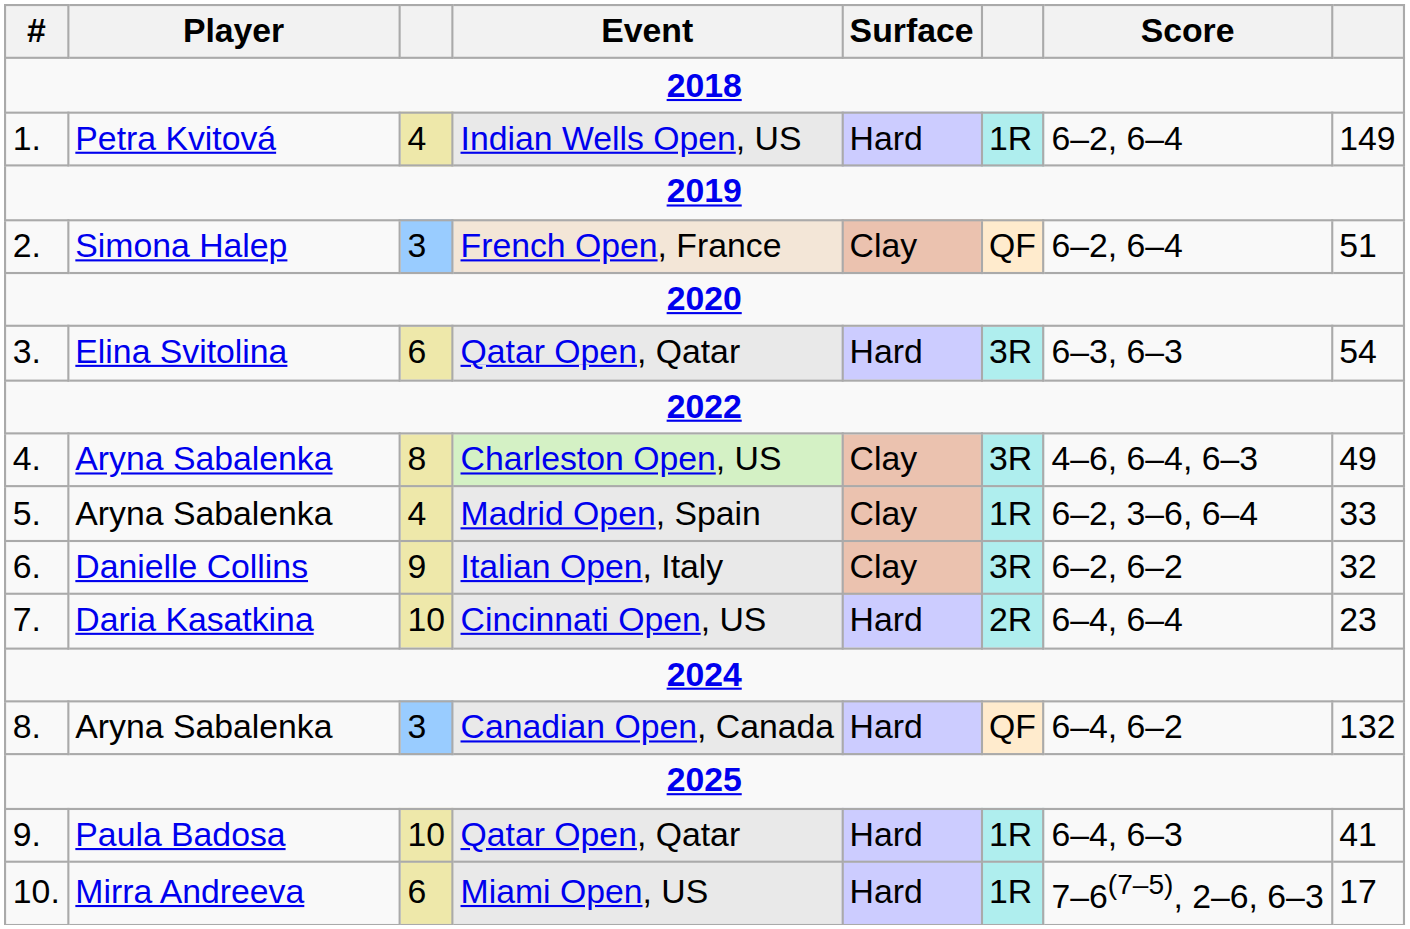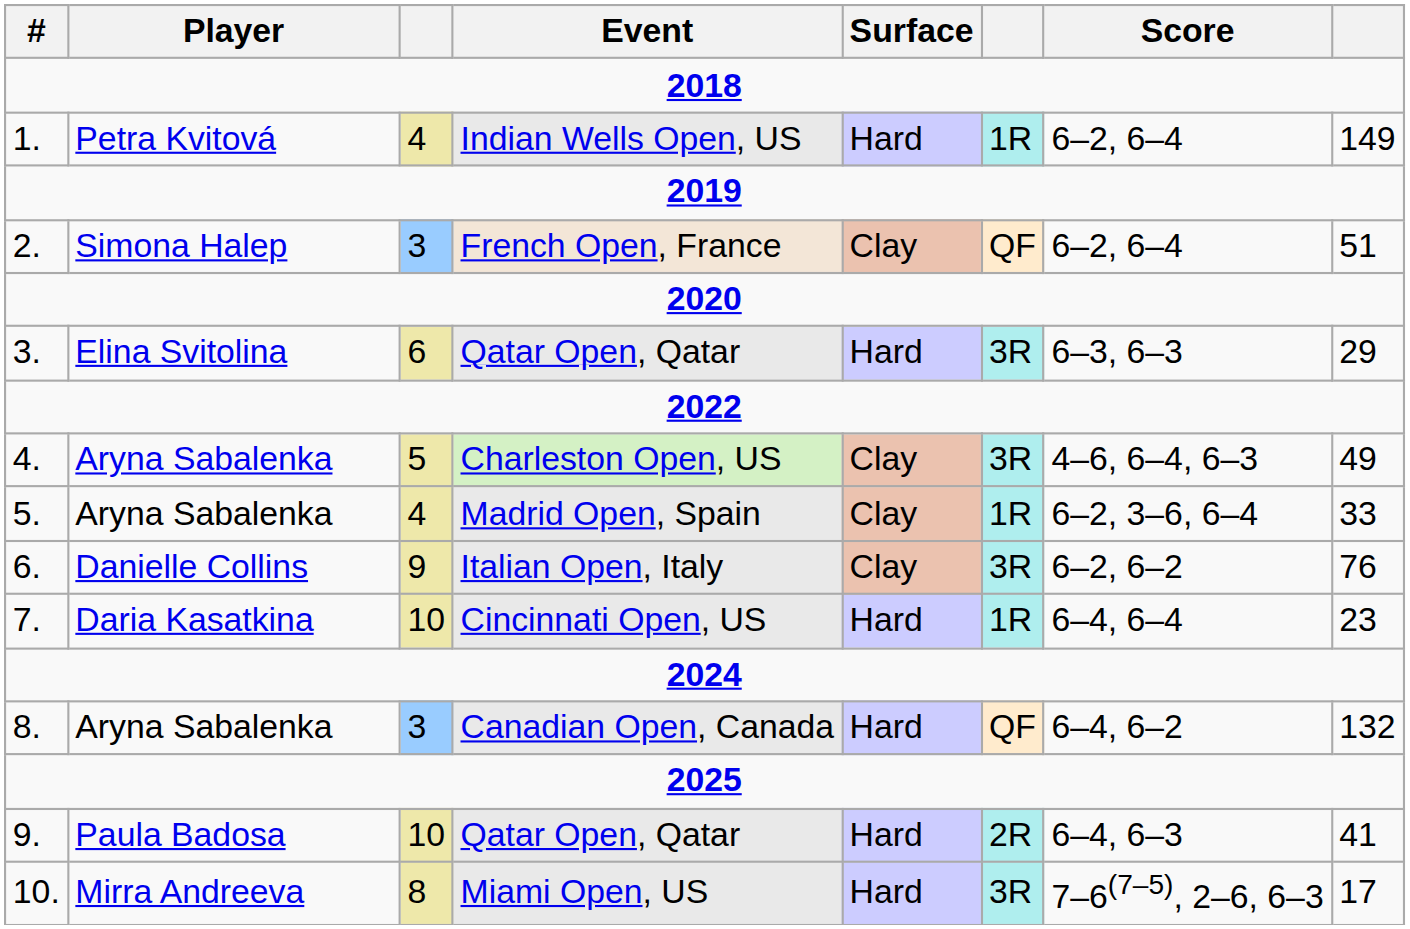(1358, 352) 54 -> (1358, 352) 29
(417, 459) 8 -> (417, 459) 5
(1358, 566) 32 -> (1358, 566) 76
(1011, 620) 2R -> (1011, 620) 1R
(1011, 834) 1R -> (1011, 834) 2R
(417, 892) 6 -> (417, 892) 8
(1011, 892) 1R -> (1011, 892) 3R
